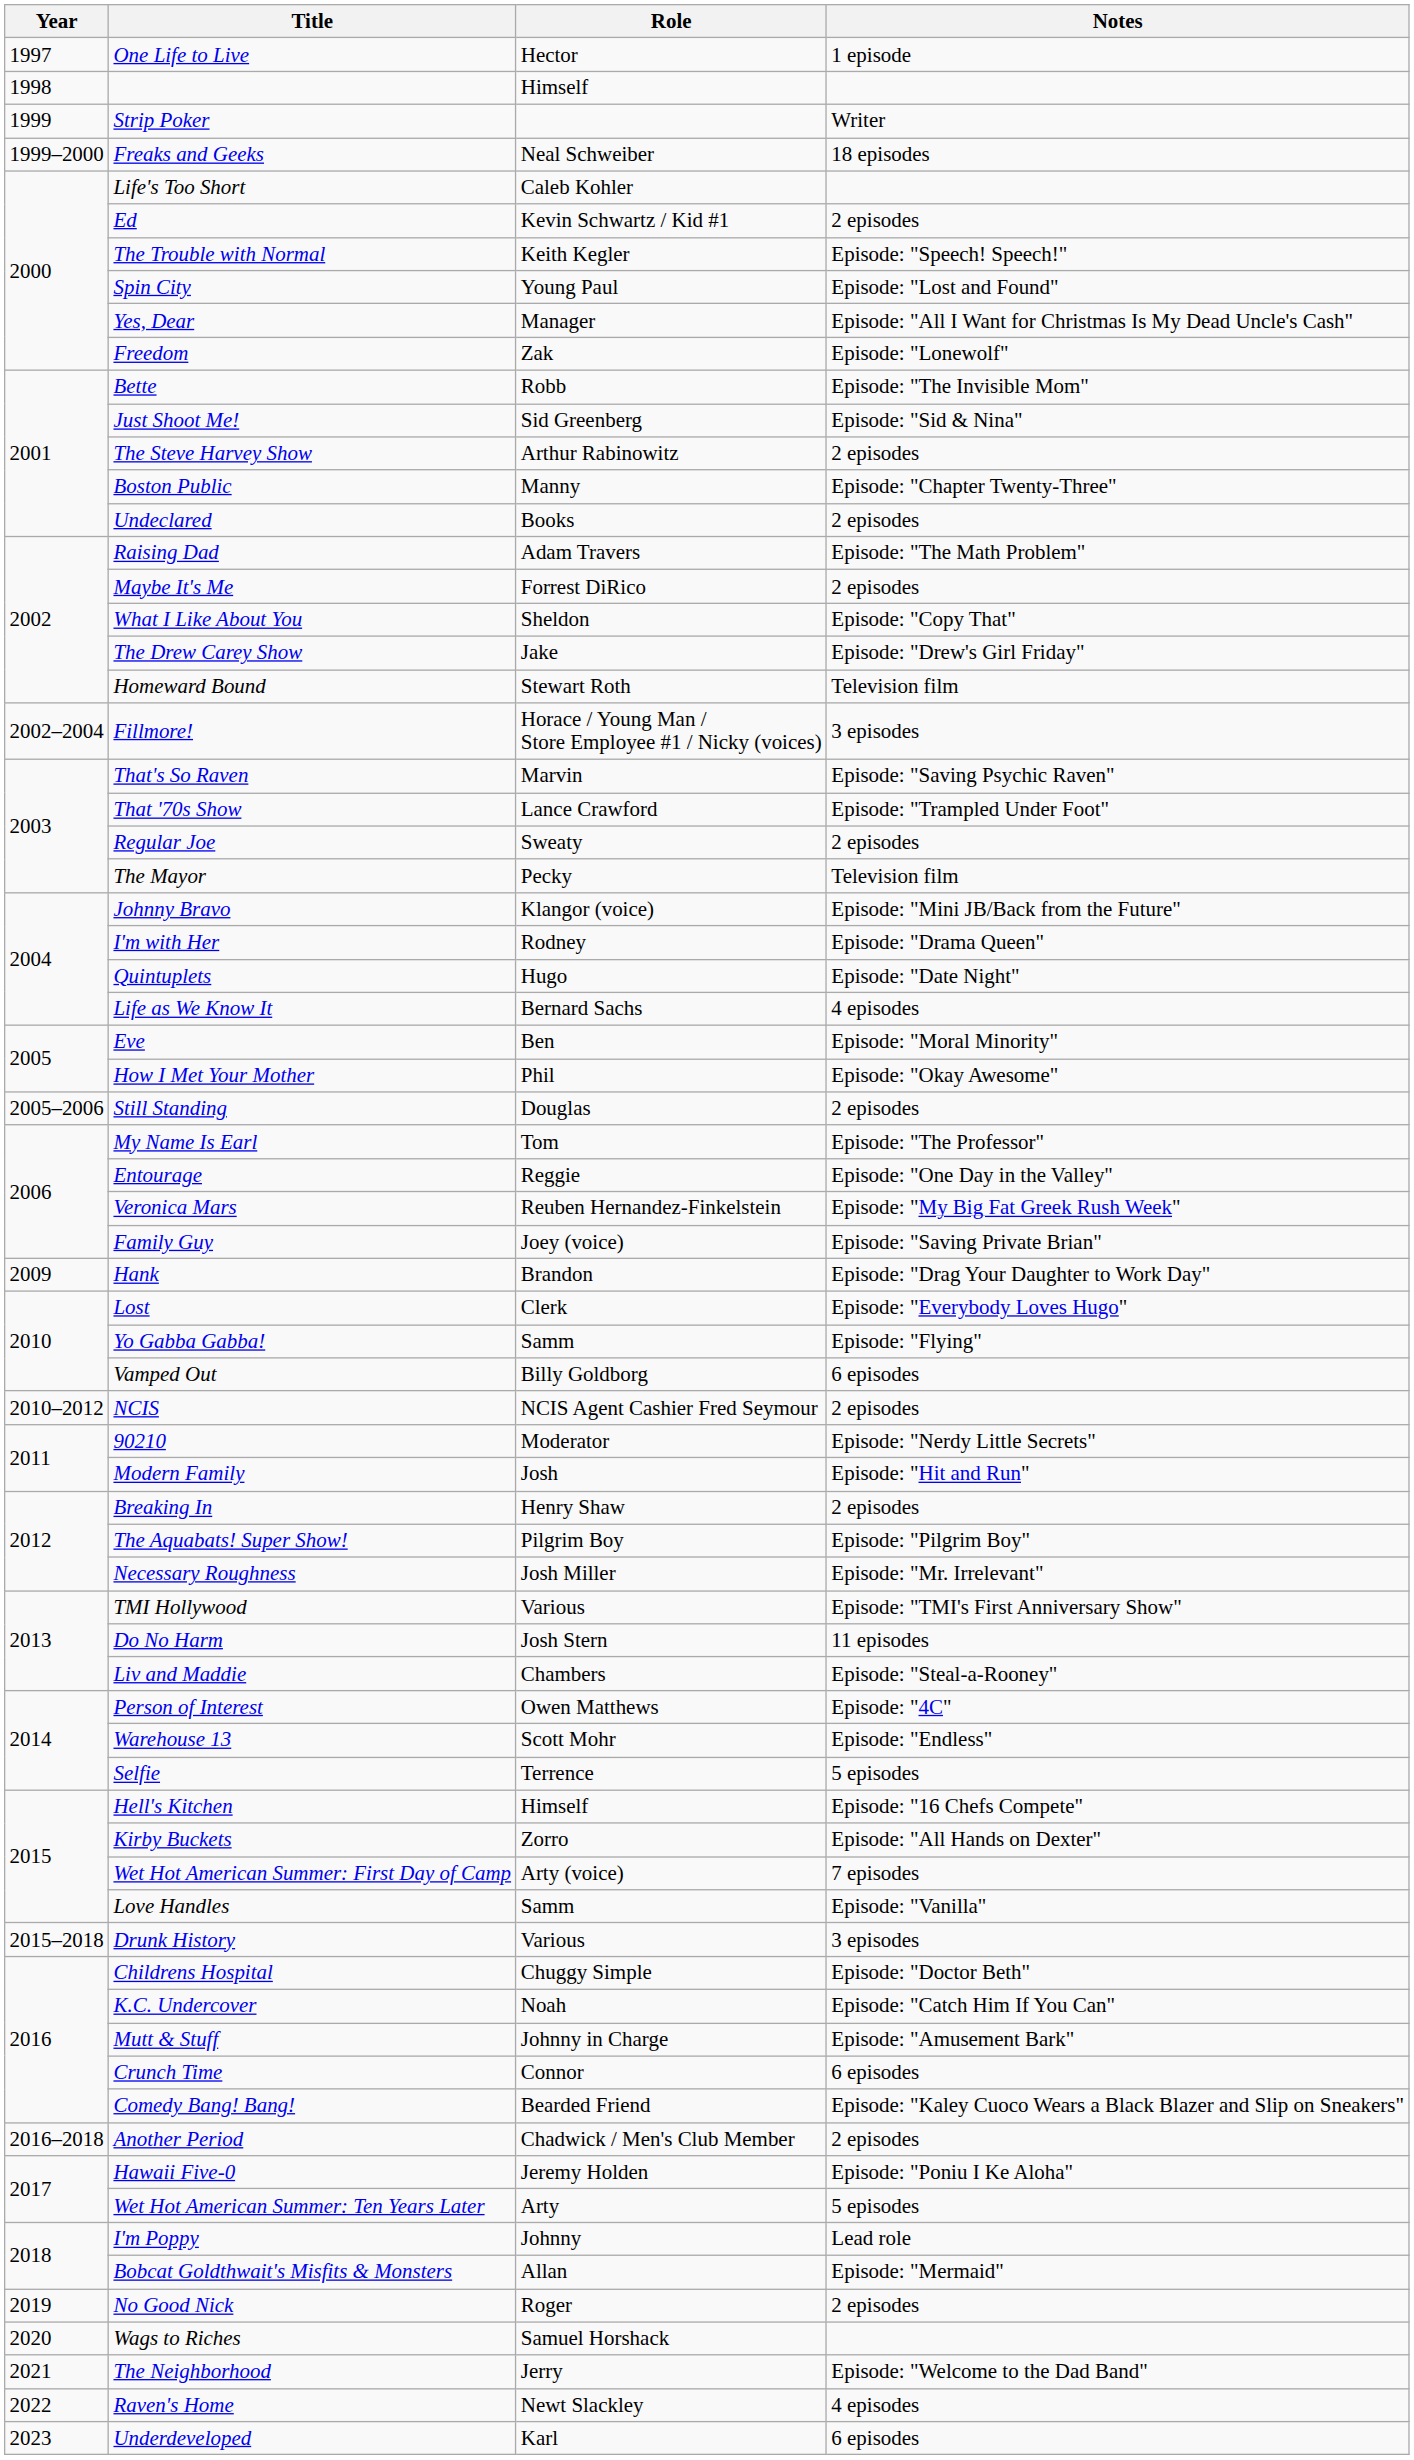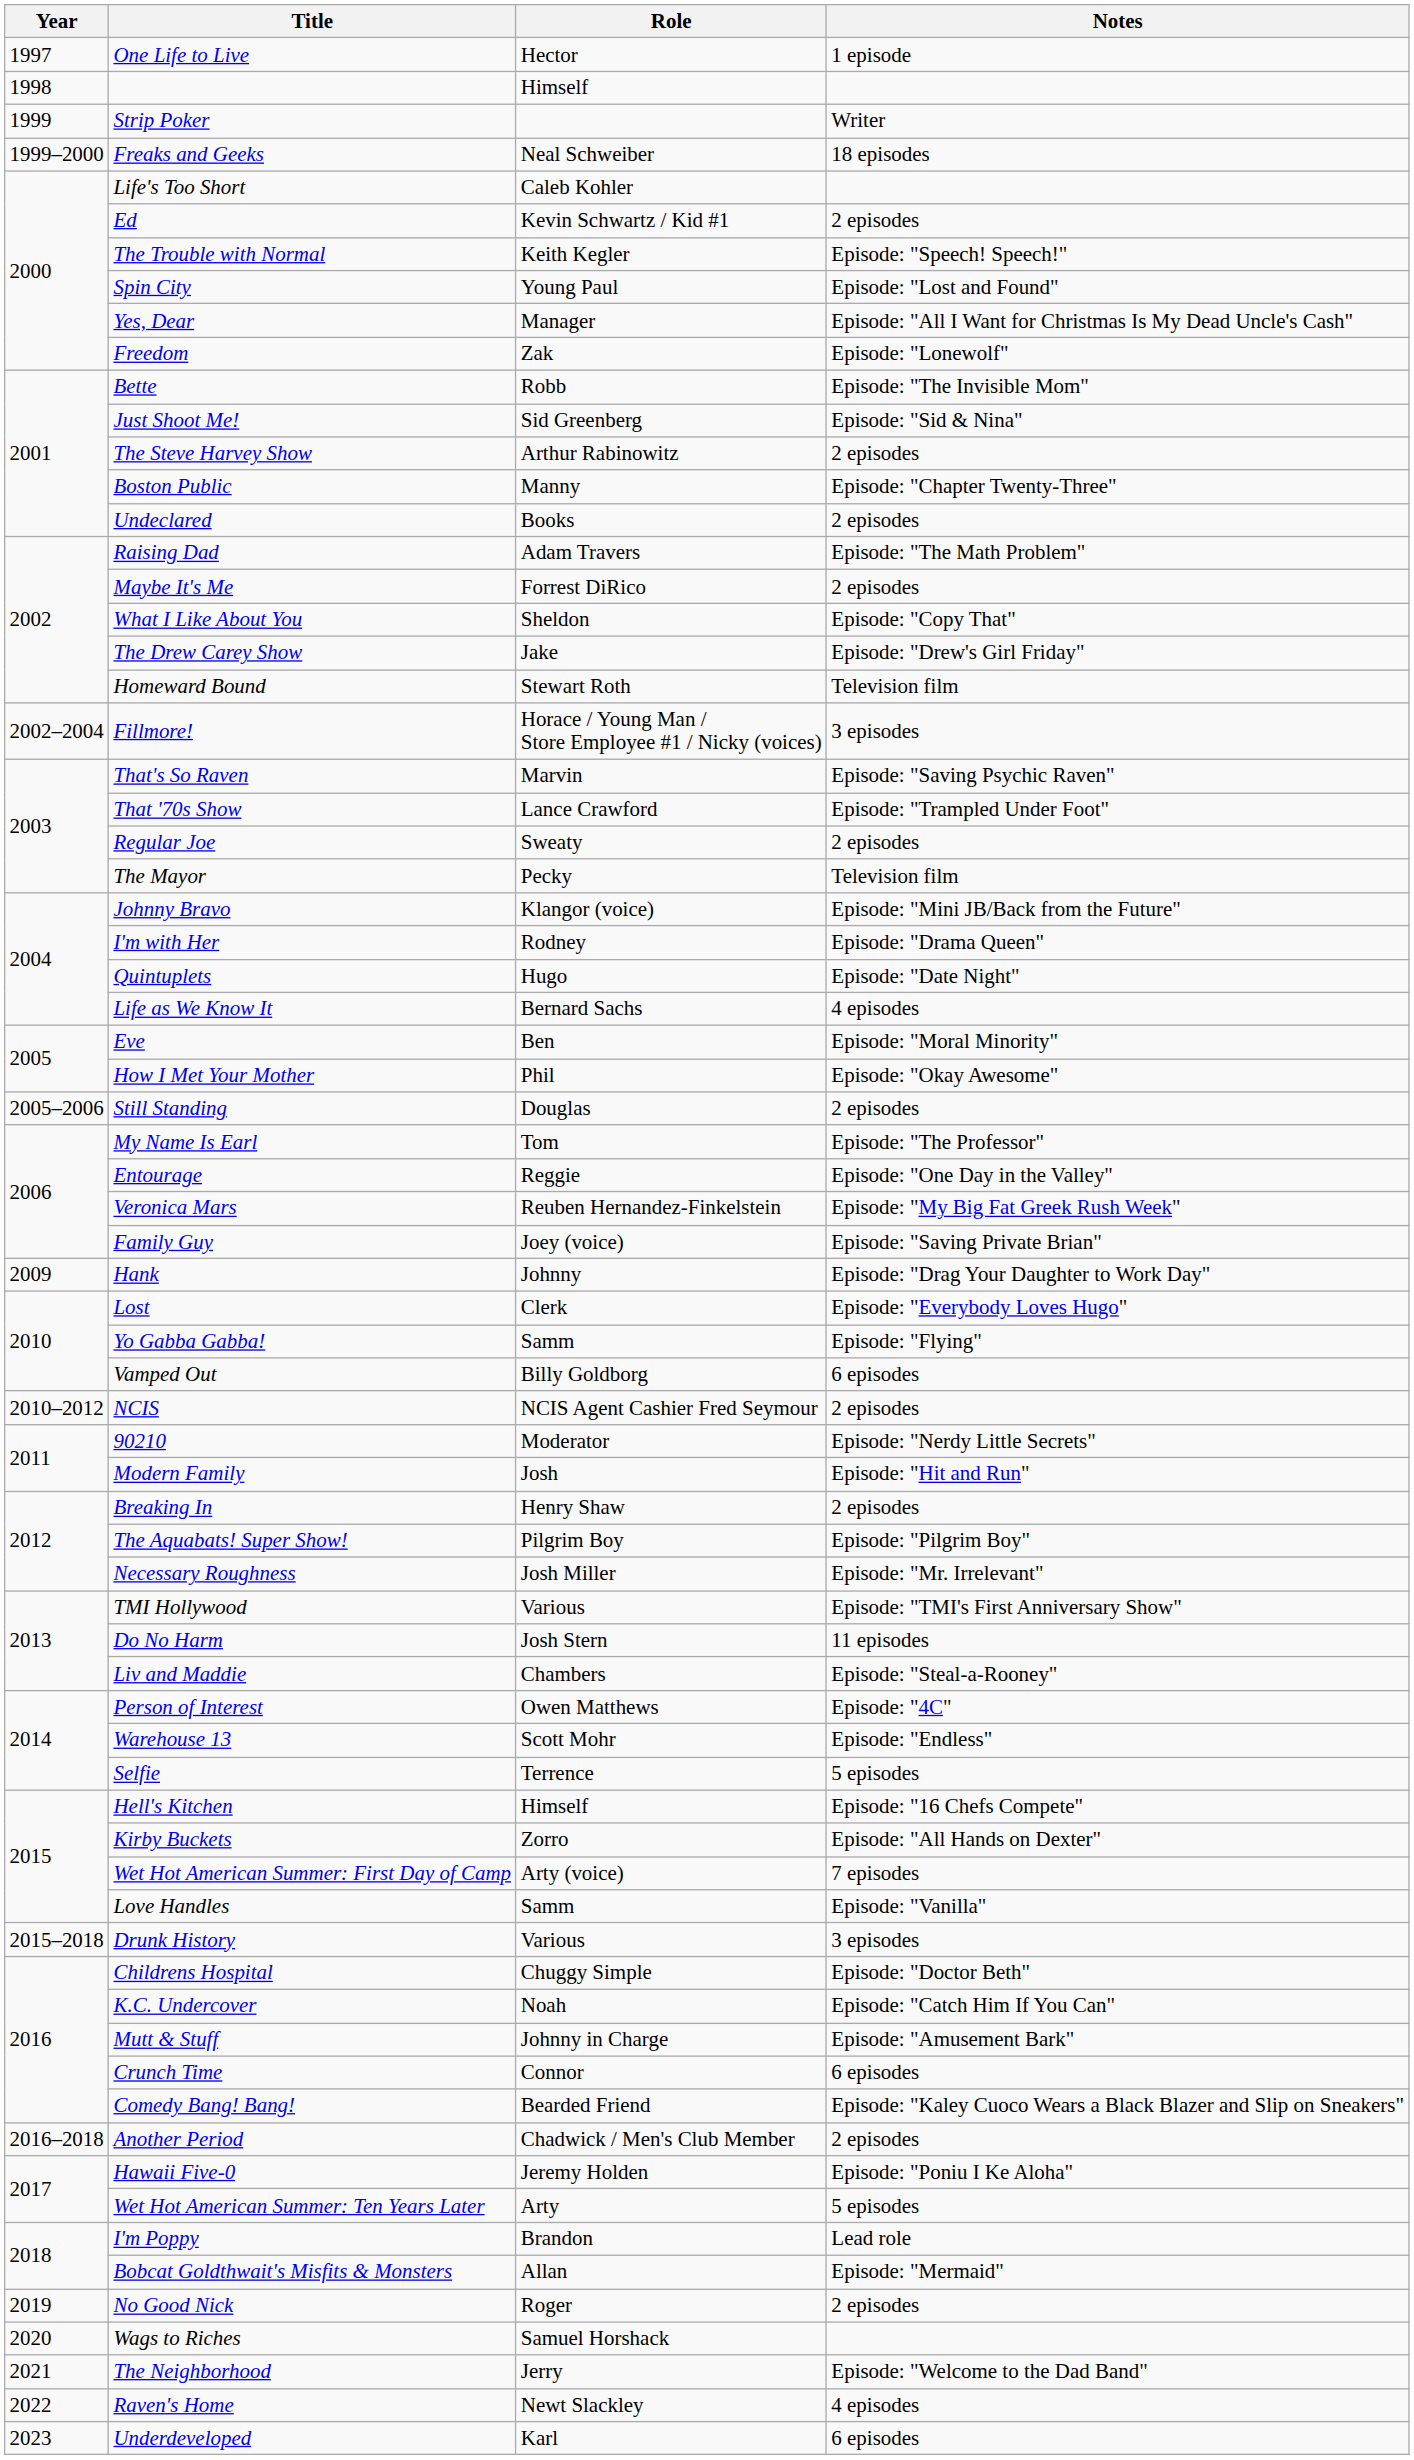(557, 1274) Brandon -> (551, 1274) Johnny
(551, 2238) Johnny -> (557, 2238) Brandon
